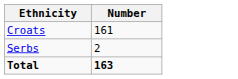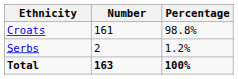+ column: (197, 13)
